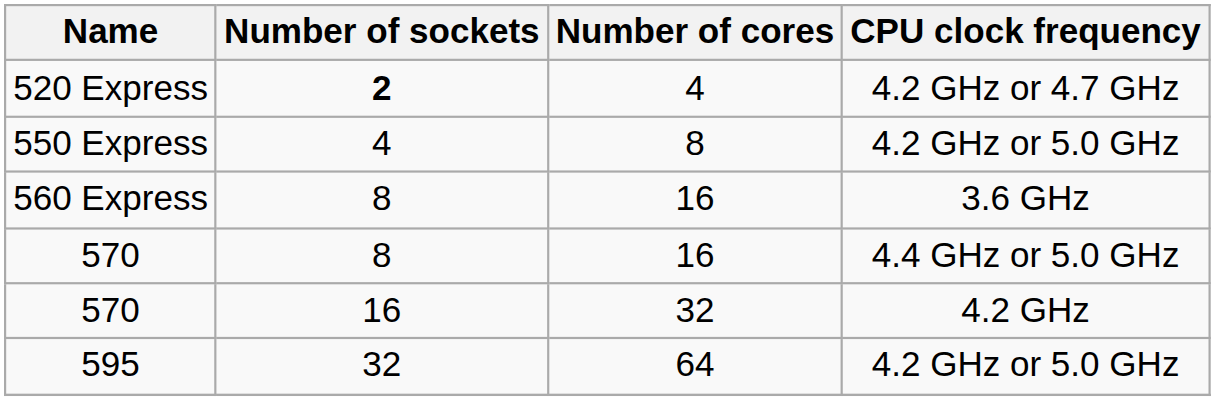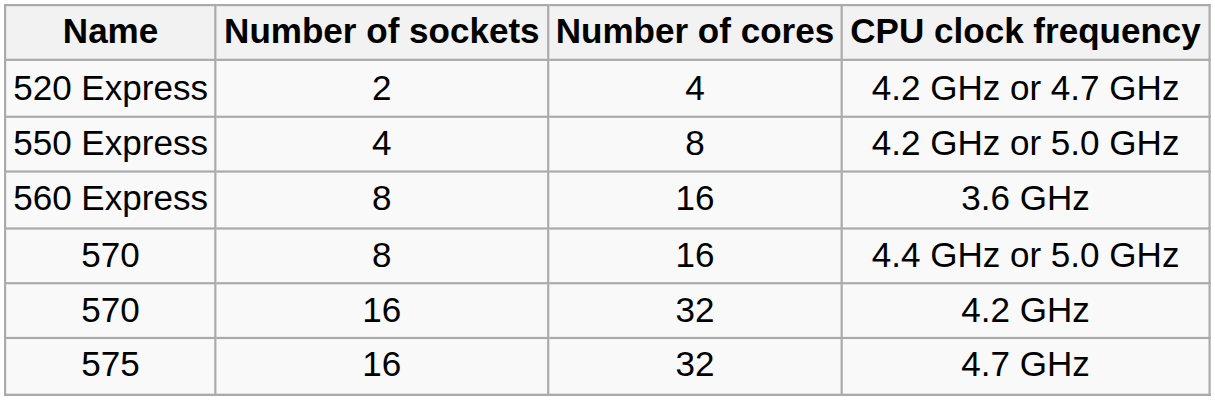(382, 87) bold -> (382, 87) normal
+ row: (111, 365)
- row: (111, 365)
